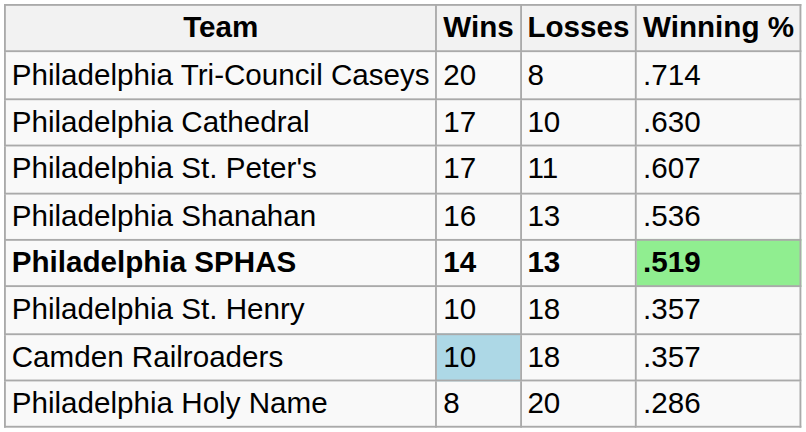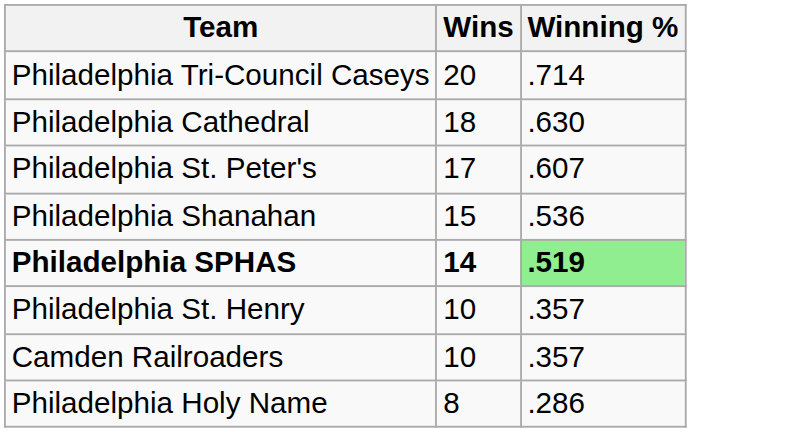- column: (578, 27)
(460, 121) 17 -> (460, 121) 18
(460, 215) 16 -> (460, 215) 15
(460, 356) lightblue background -> (460, 356) no background
